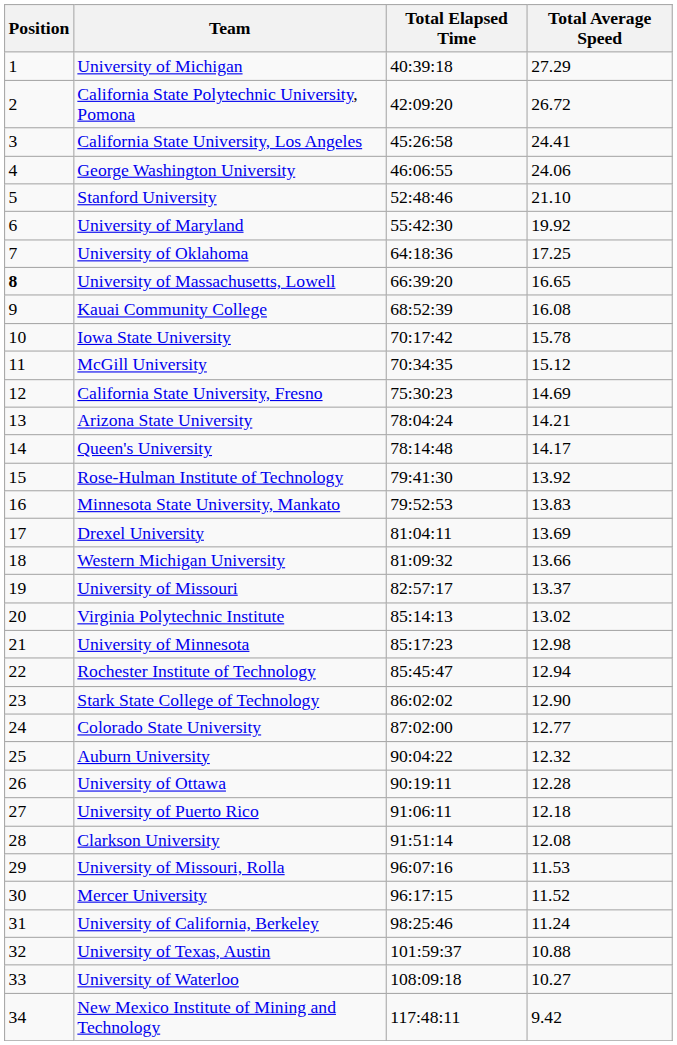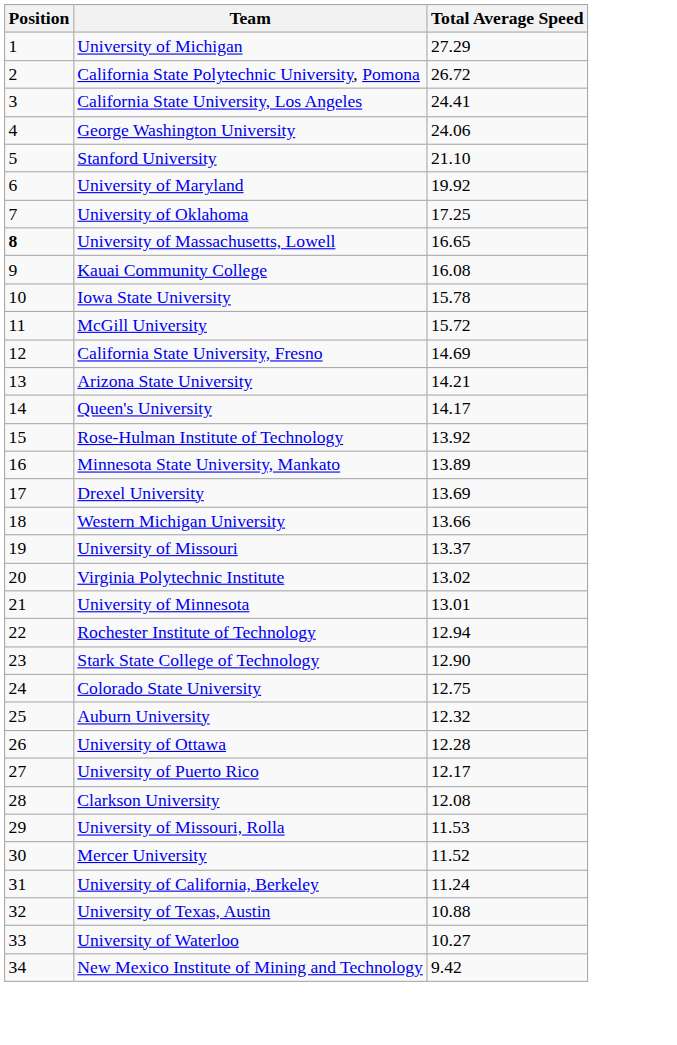- column: (457, 28)
(551, 365) 15.12 -> (451, 325) 15.72
(551, 504) 13.83 -> (451, 465) 13.89
(551, 644) 12.98 -> (451, 604) 13.01
(551, 727) 12.77 -> (451, 688) 12.75
(551, 811) 12.18 -> (451, 772) 12.17
